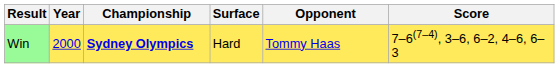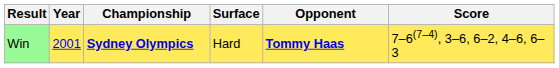(67, 43) 2000 -> (67, 43) 2001
(303, 43) normal -> (305, 43) bold
